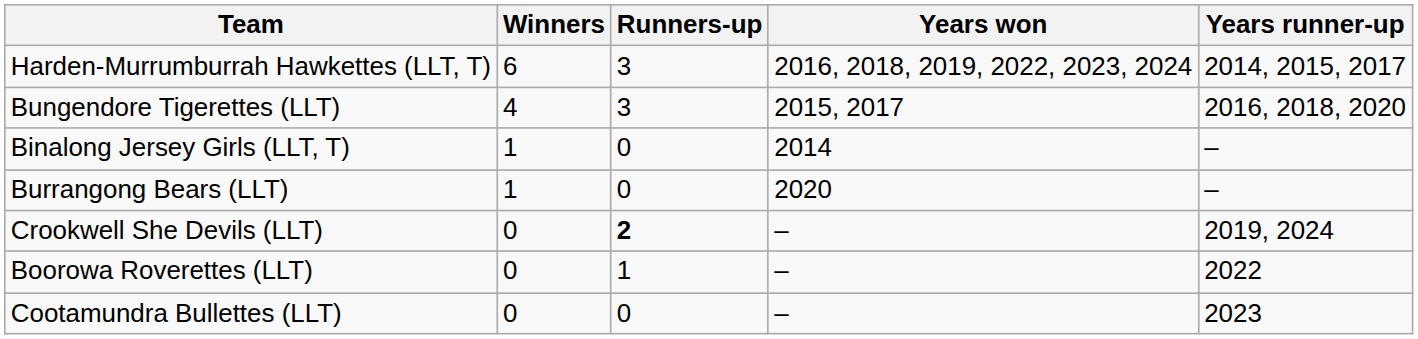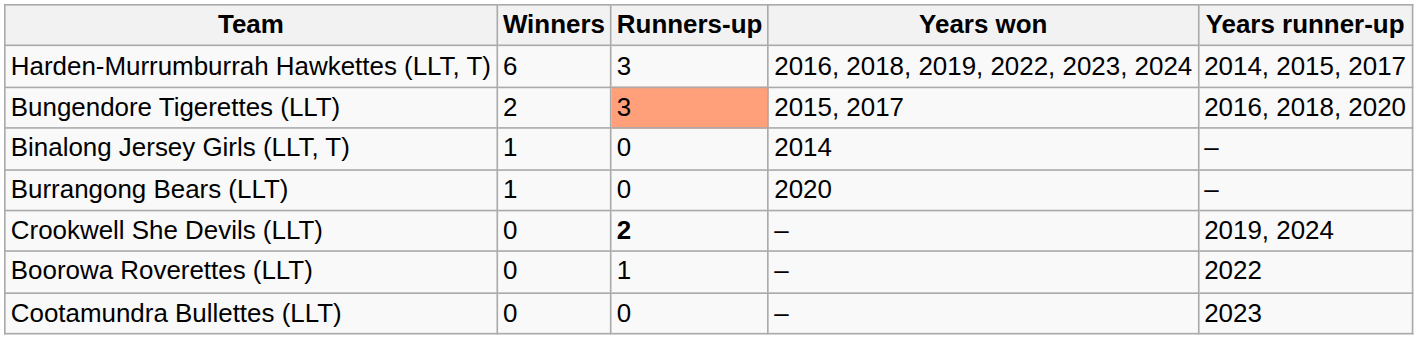(510, 107) 4 -> (510, 107) 2
(624, 107) no background -> (624, 107) lightsalmon background
